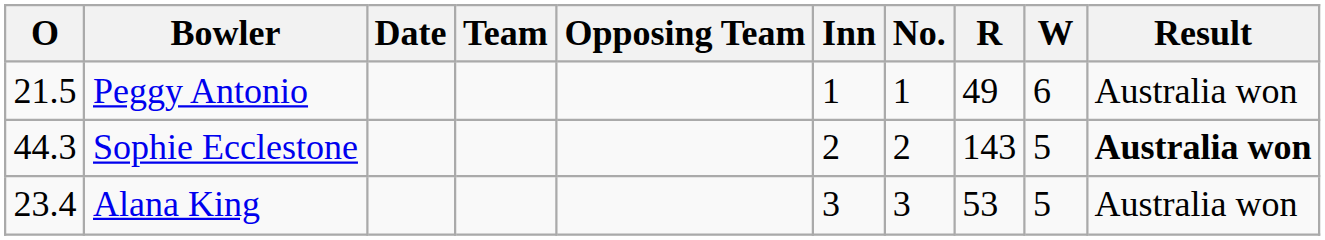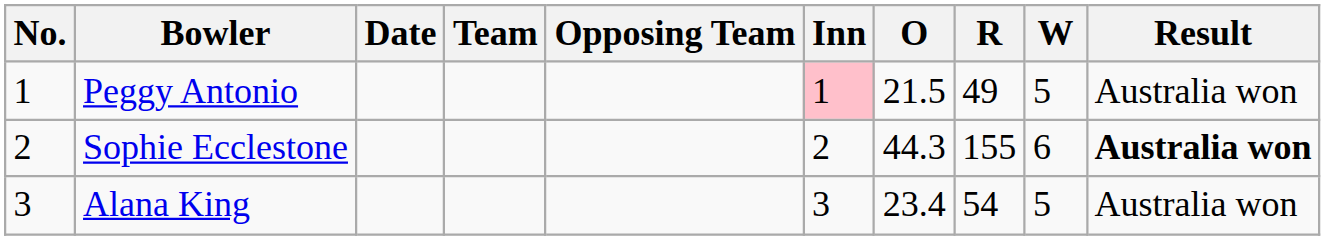columns swapped: (919, 33) <-> (45, 33)
(831, 90) no background -> (821, 90) pink background
(1042, 90) 6 -> (1042, 90) 5
(989, 147) 143 -> (989, 147) 155
(1042, 147) 5 -> (1042, 147) 6
(980, 204) 53 -> (980, 204) 54
